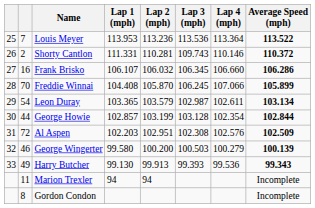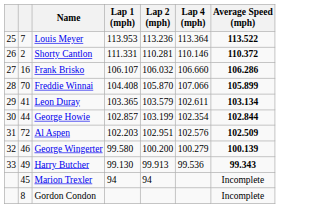- column: (193, 18)
(25, 102) 54 -> (25, 102) 41
(25, 180) 11 -> (25, 180) 45
